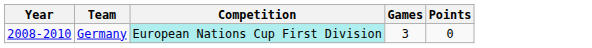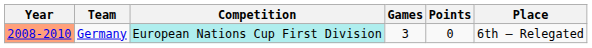+ column: (530, 14)
(39, 33) no background -> (39, 33) lightsalmon background
